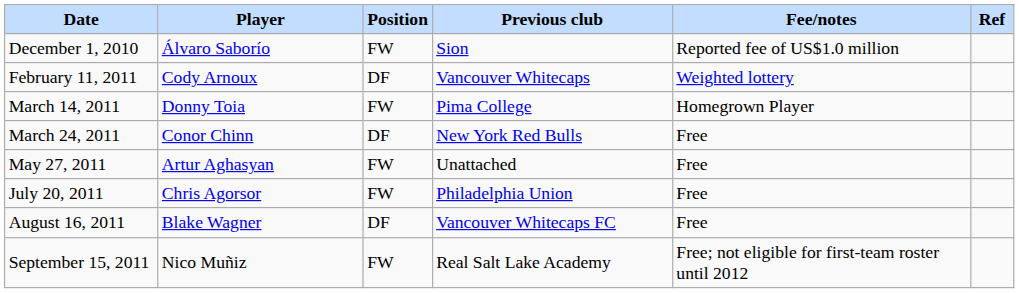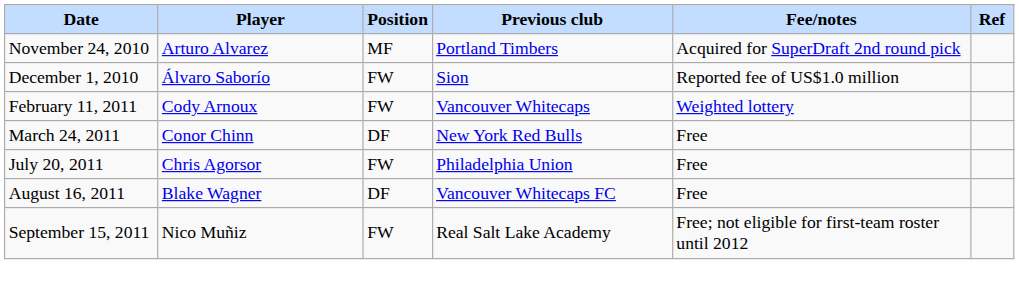+ row: (79, 48)
(379, 77) DF -> (380, 106) FW
- row: (64, 106)
- row: (58, 164)
